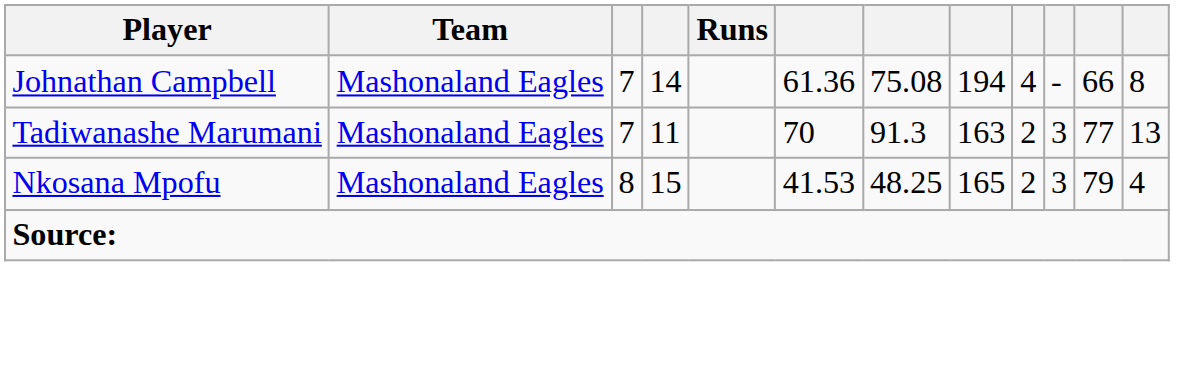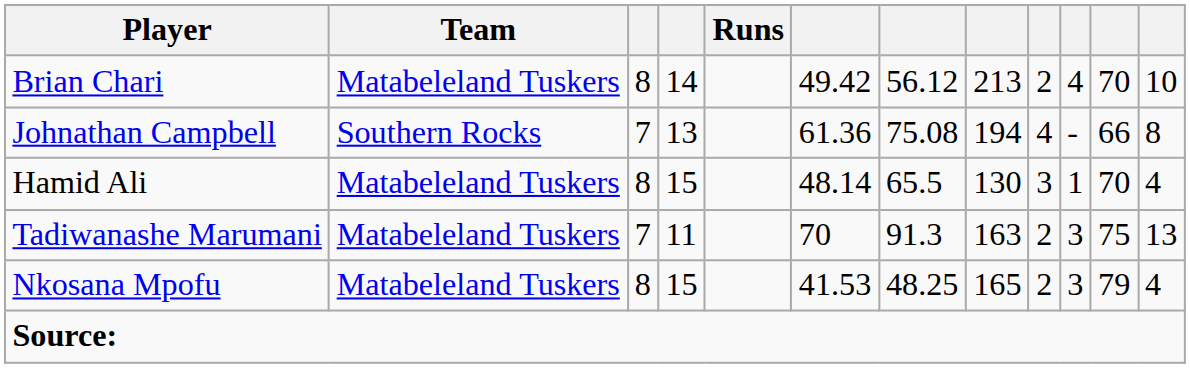+ row: (88, 81)
(470, 81) Mashonaland Eagles -> (439, 132) Southern Rocks
(666, 81) 14 -> (682, 132) 13
+ row: (80, 183)
(470, 132) Mashonaland Eagles -> (478, 234) Matabeleland Tuskers
(1098, 132) 77 -> (1114, 234) 75
(470, 183) Mashonaland Eagles -> (478, 285) Matabeleland Tuskers
